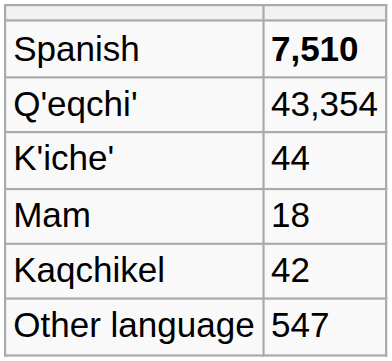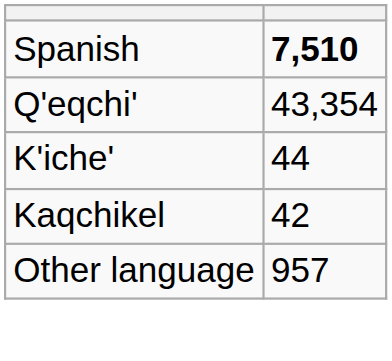- row: (52, 215)
(300, 326) 547 -> (300, 270) 957
